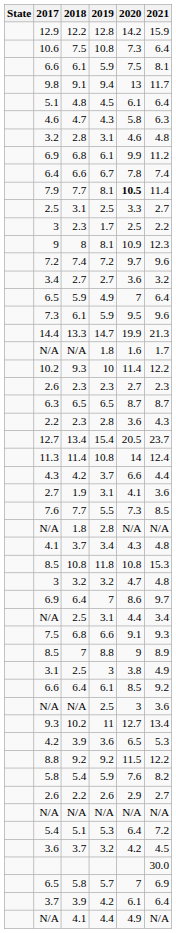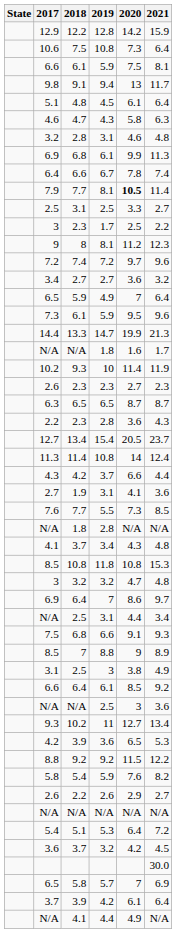(159, 155) 11.2 -> (159, 155) 11.3
(132, 244) 10.9 -> (132, 244) 11.2
(159, 368) 12.2 -> (159, 368) 11.9
